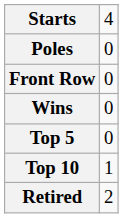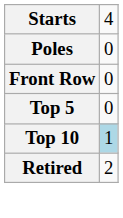- row: (52, 108)
(109, 167) no background -> (109, 138) lightblue background
